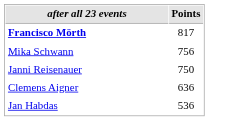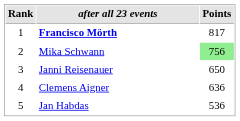+ column: (21, 14)
(186, 51) no background -> (217, 51) lightgreen background
(186, 69) 750 -> (217, 69) 650
